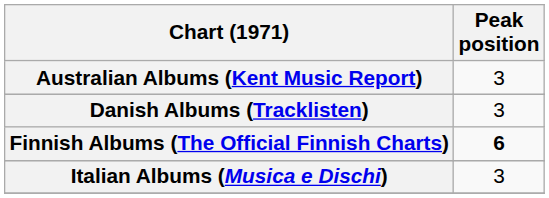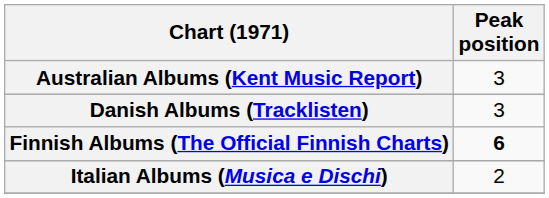(499, 176) 3 -> (499, 176) 2
